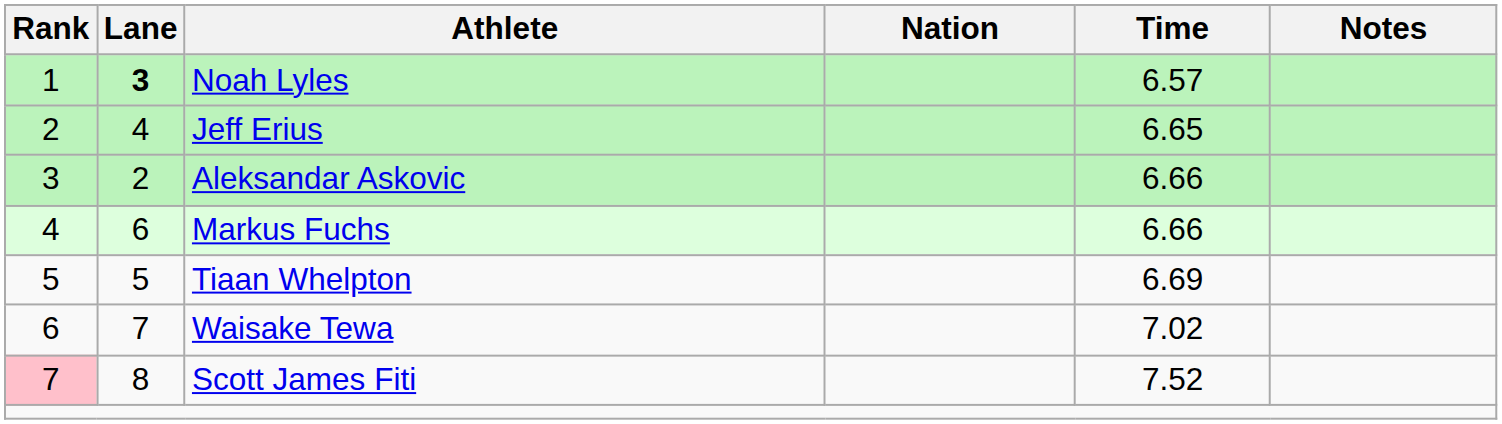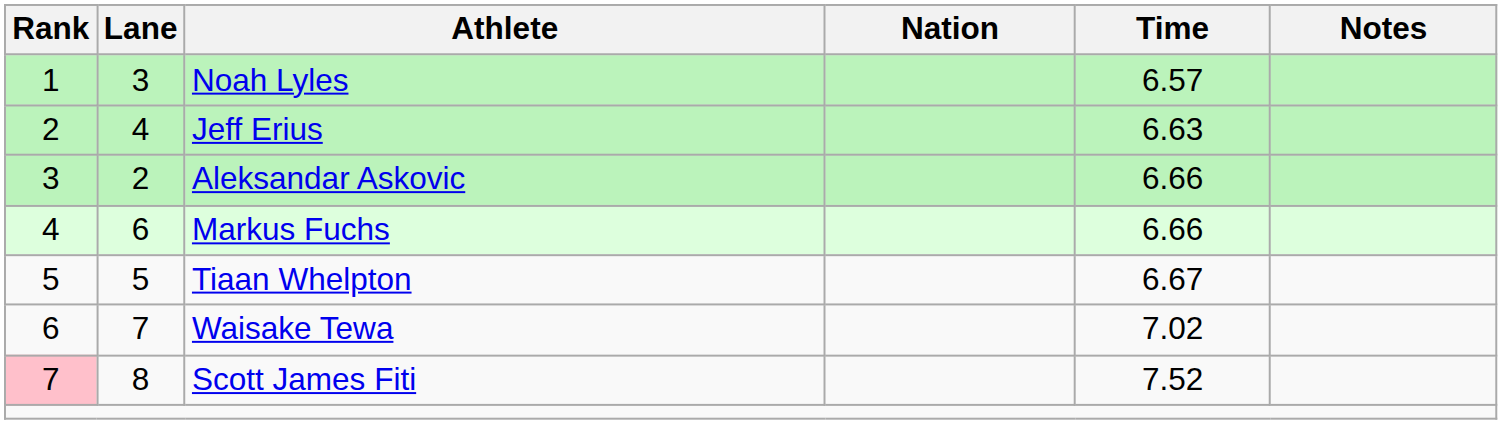(141, 79) bold -> (141, 79) normal
(1173, 129) 6.65 -> (1173, 129) 6.63
(1173, 279) 6.69 -> (1173, 279) 6.67
